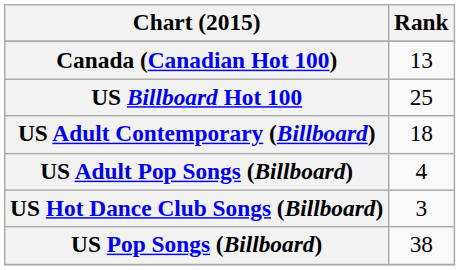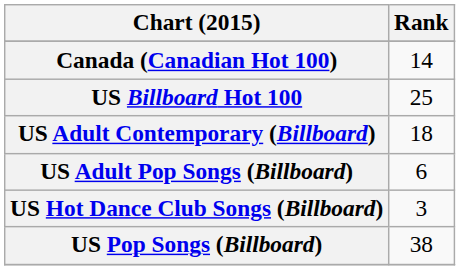(421, 60) 13 -> (421, 60) 14
(421, 171) 4 -> (421, 171) 6
